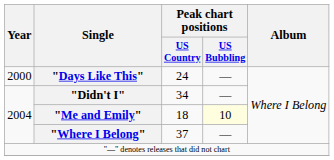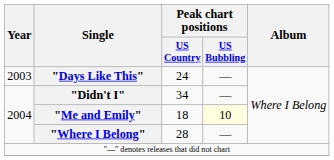(19, 76) 2000 -> (19, 76) 2003
(182, 134) 37 -> (182, 134) 28
